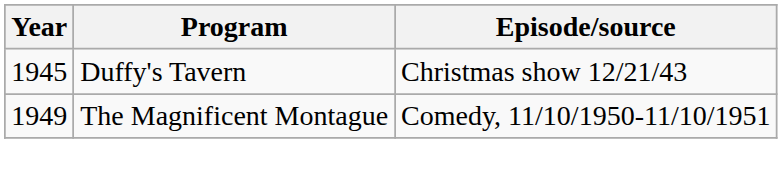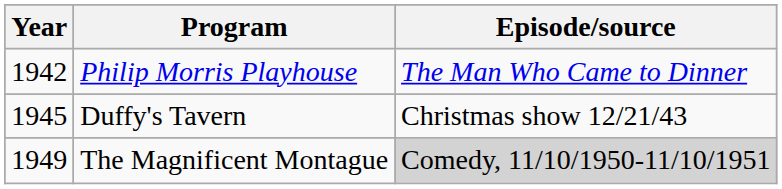+ row: (219, 71)
(586, 115) no background -> (586, 159) lightgrey background
